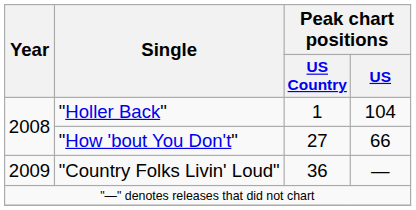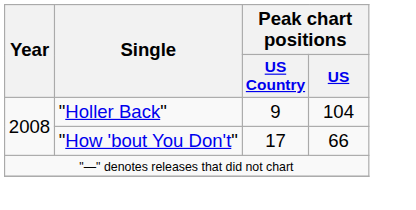(317, 111) 1 -> (275, 111) 9
(317, 141) 27 -> (275, 141) 17
- row: (169, 170)
